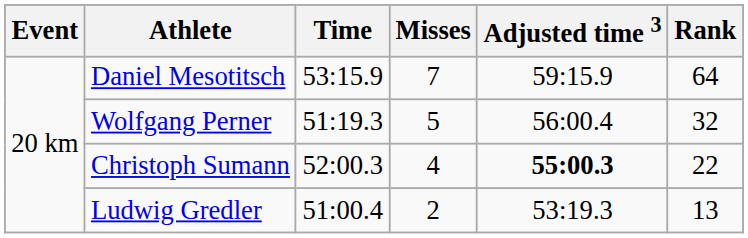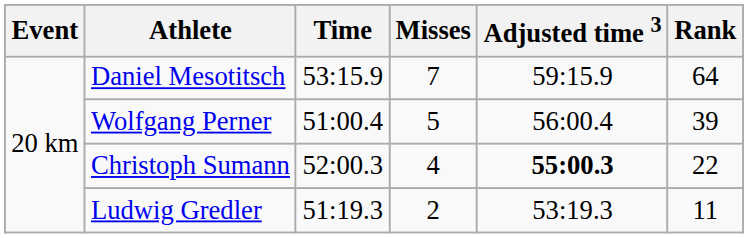(343, 121) 51:19.3 -> (343, 121) 51:00.4
(705, 121) 32 -> (705, 121) 39
(343, 209) 51:00.4 -> (343, 209) 51:19.3
(705, 209) 13 -> (705, 209) 11
